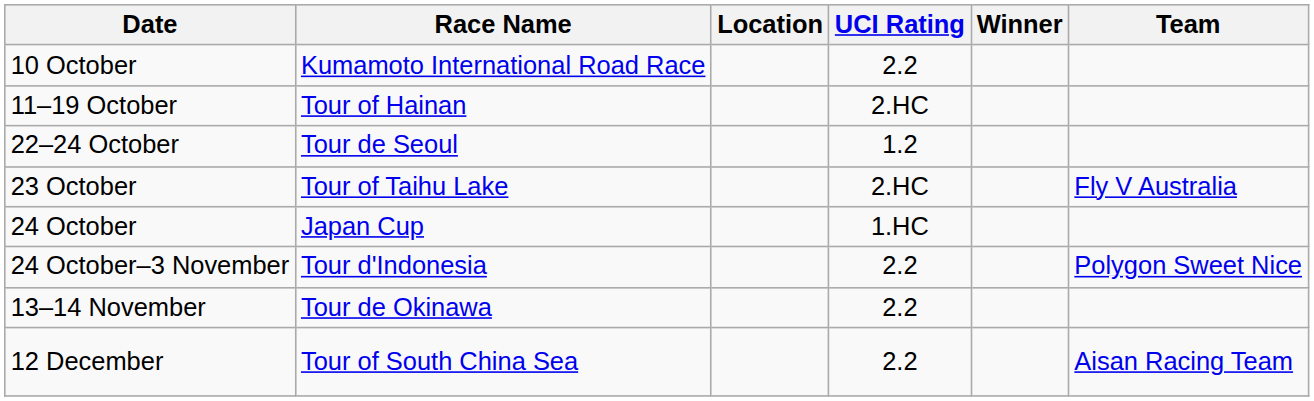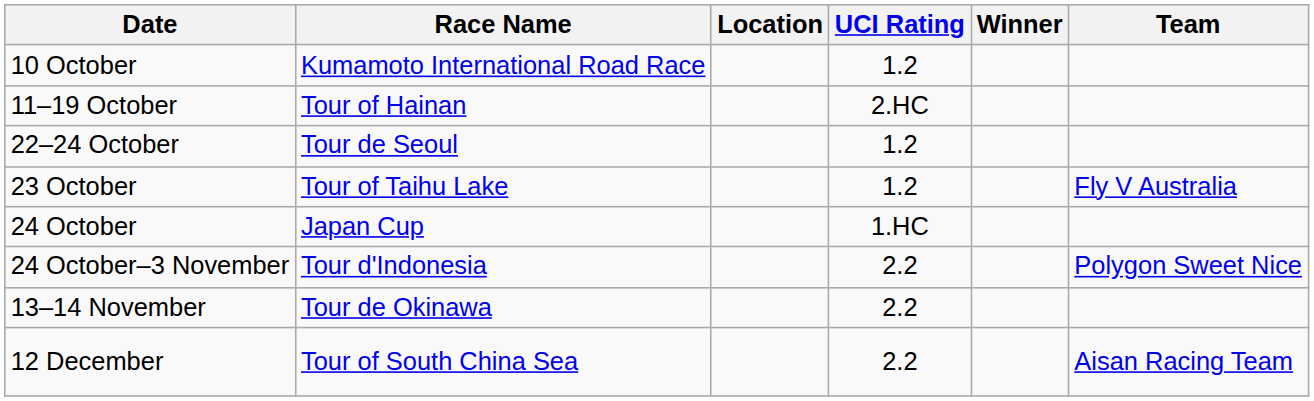(900, 65) 2.2 -> (900, 65) 1.2
(900, 186) 2.HC -> (900, 186) 1.2
